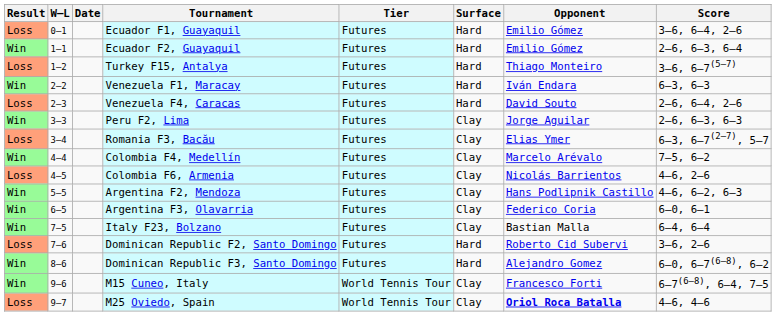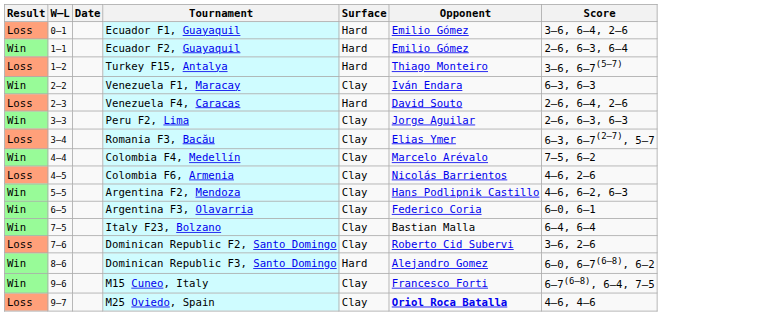- column: (396, 13)
(469, 85) Hard -> (355, 85) Clay
(469, 244) Hard -> (355, 244) Clay
